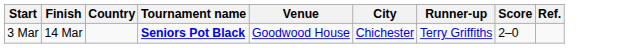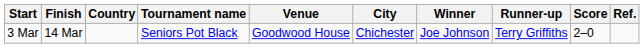+ column: (455, 14)
(193, 33) bold -> (189, 33) normal
